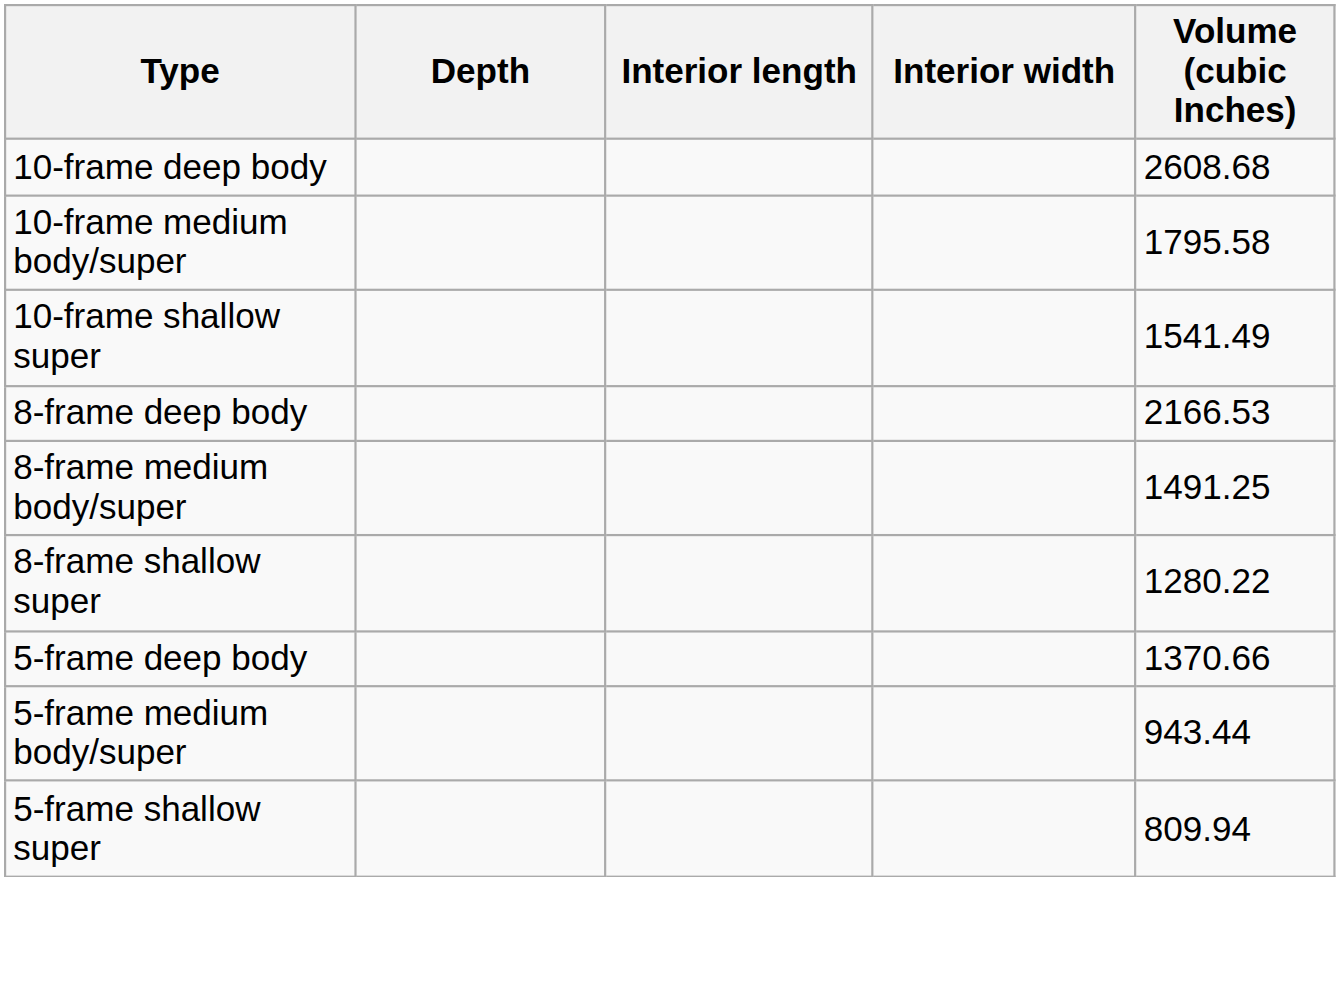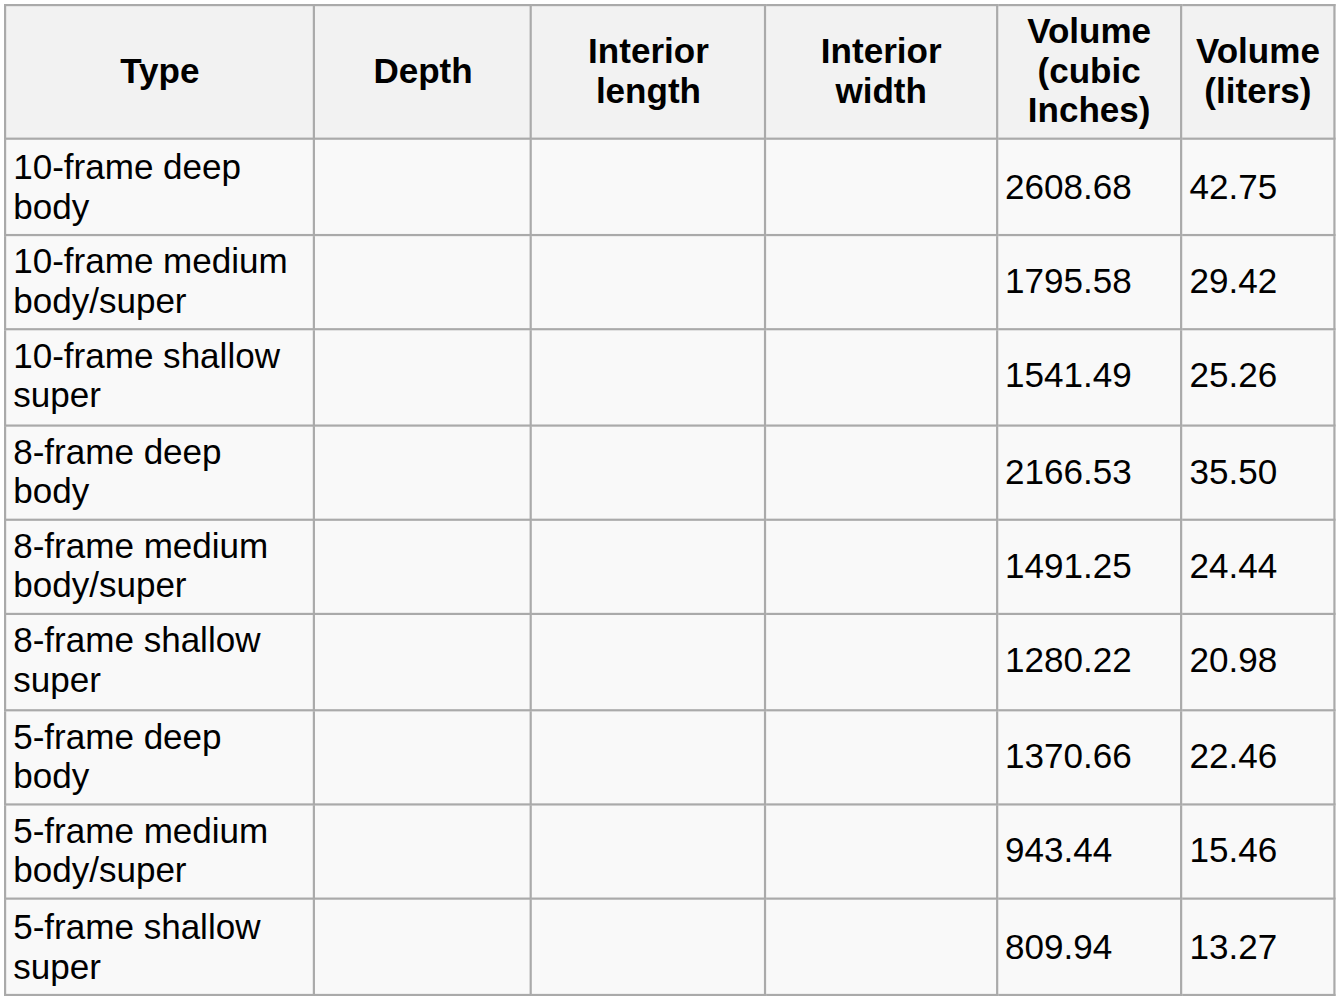+ column: (1258, 71)
